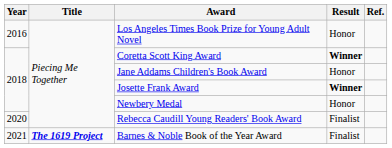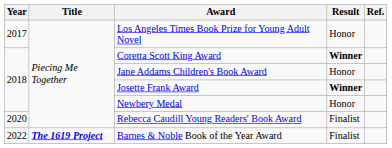(17, 34) 2016 -> (17, 34) 2017
(17, 135) 2021 -> (17, 135) 2022
